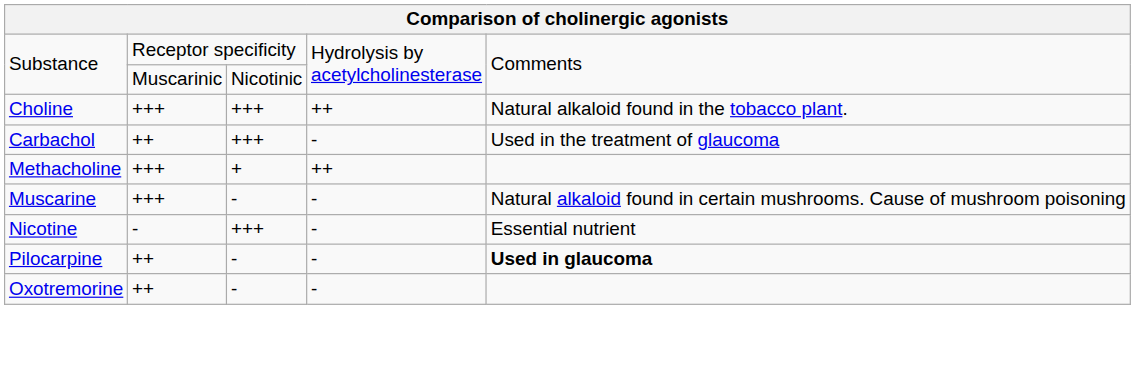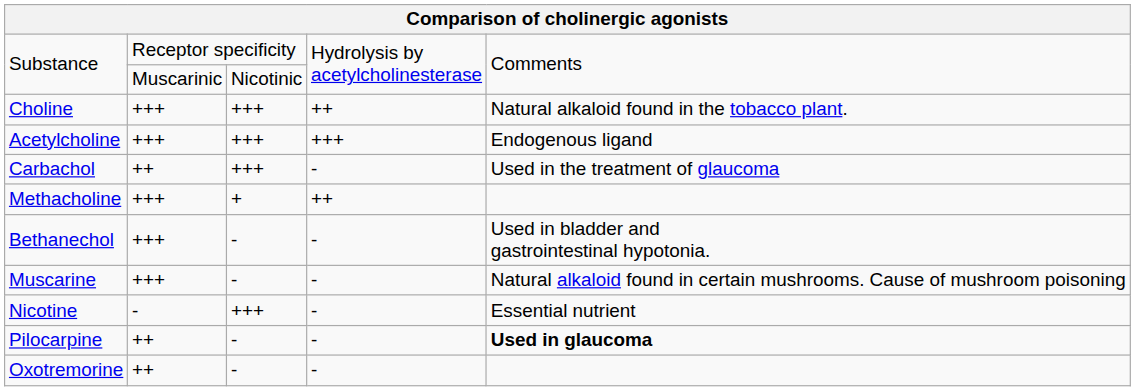+ row: (65, 139)
+ row: (61, 239)
